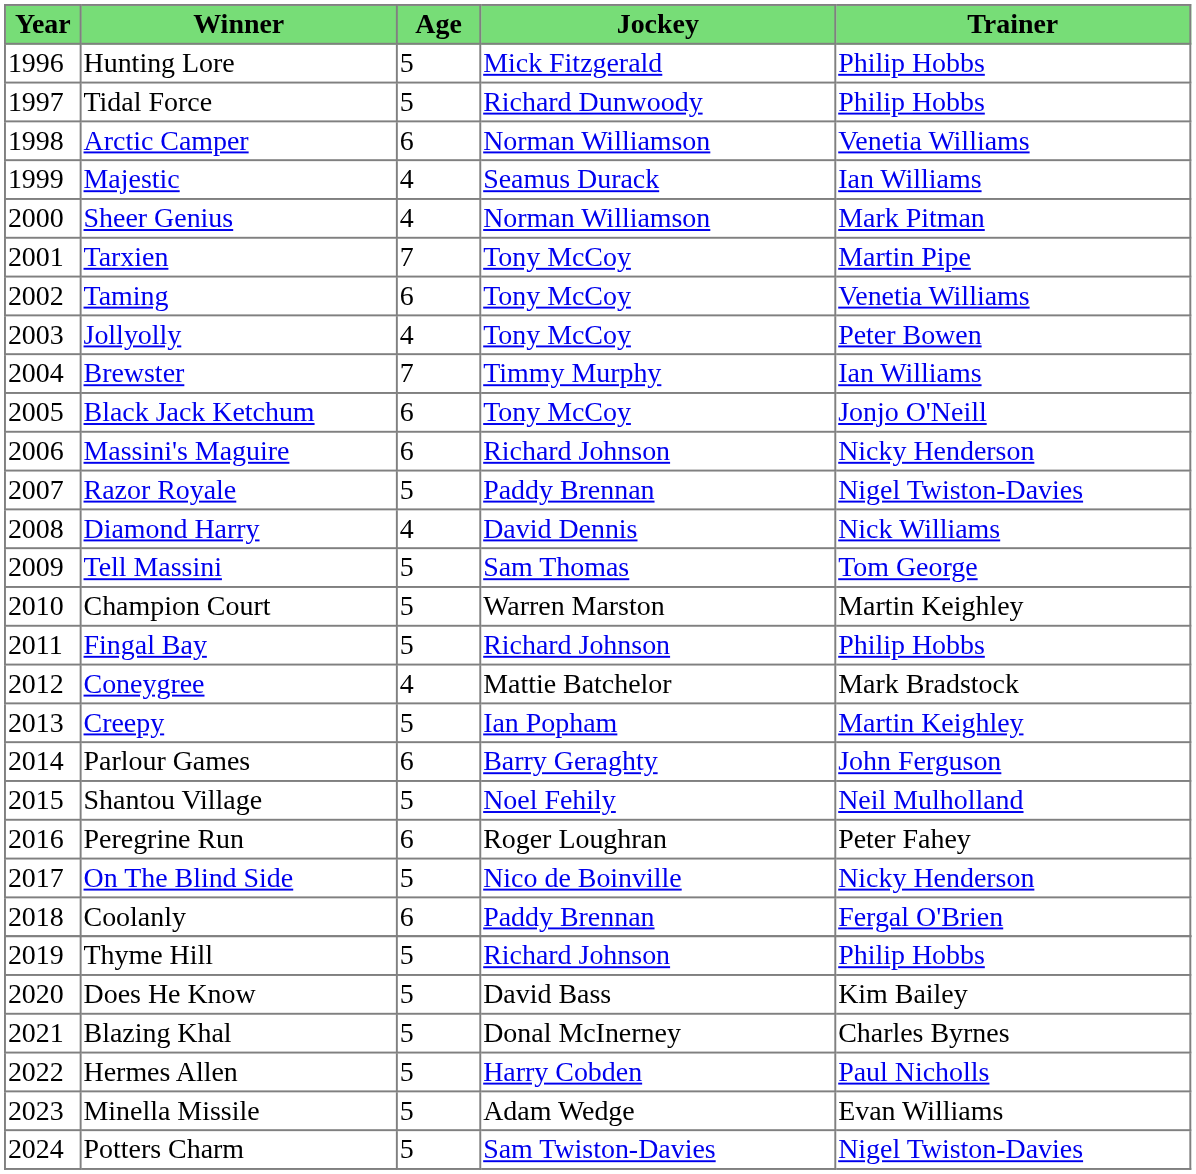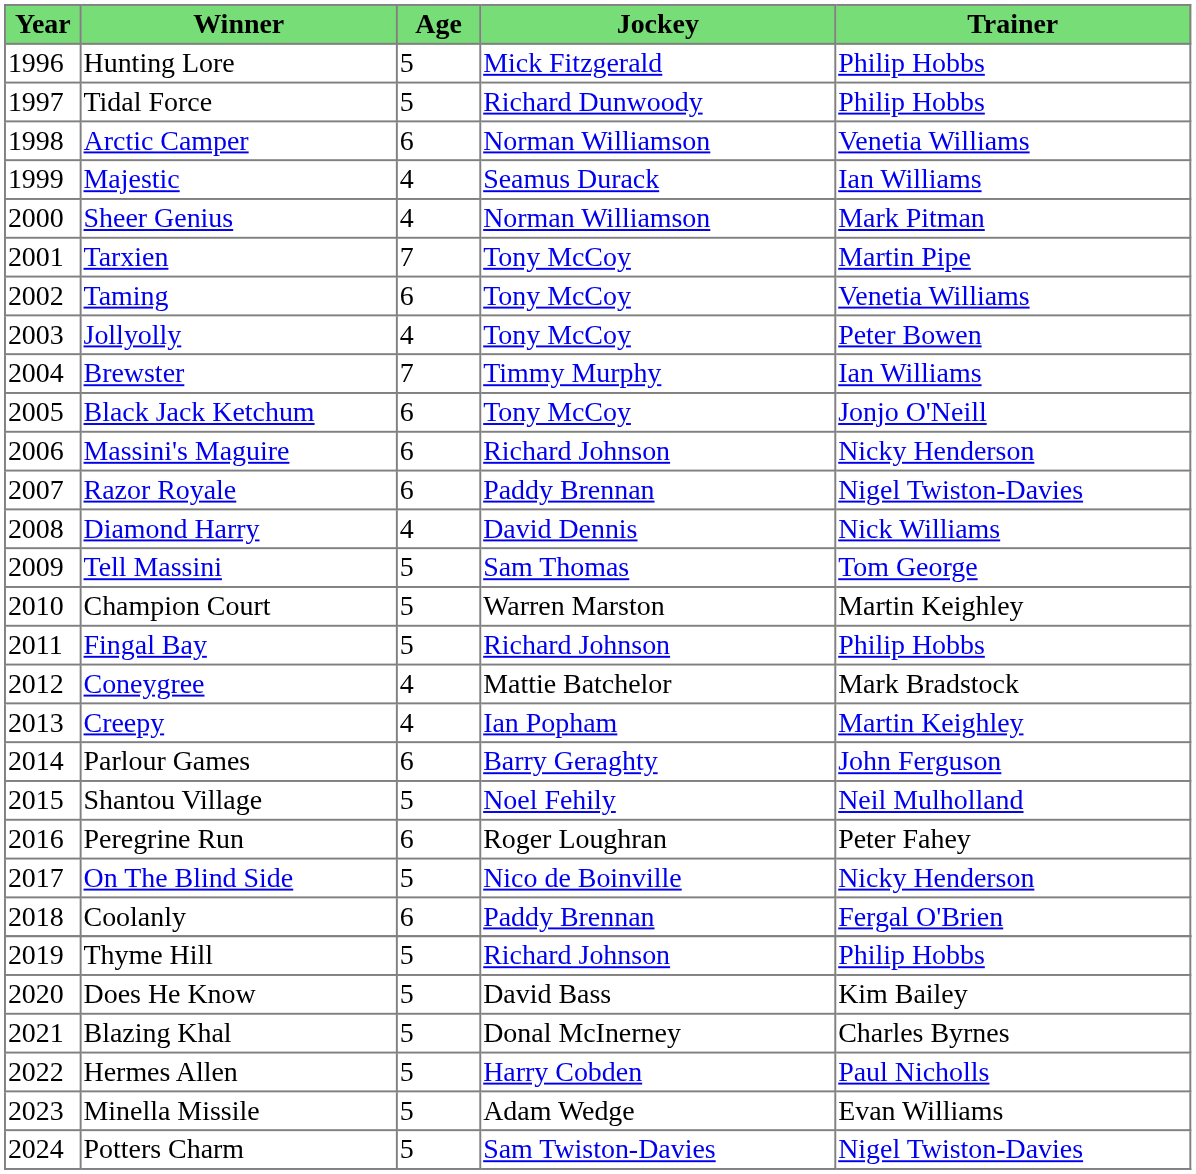(407, 489) 5 -> (407, 489) 6
(407, 722) 5 -> (407, 722) 4
